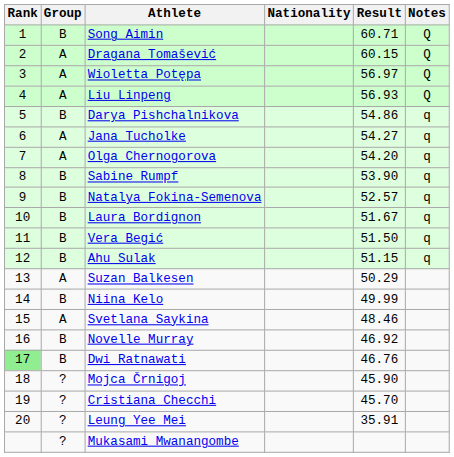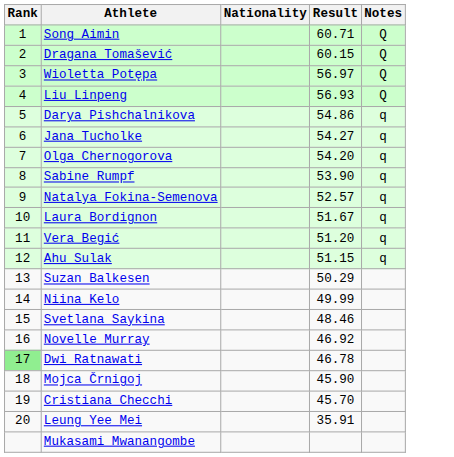- column: (63, 15)
(379, 239) 51.50 -> (336, 239) 51.20
(379, 361) 46.76 -> (336, 361) 46.78
